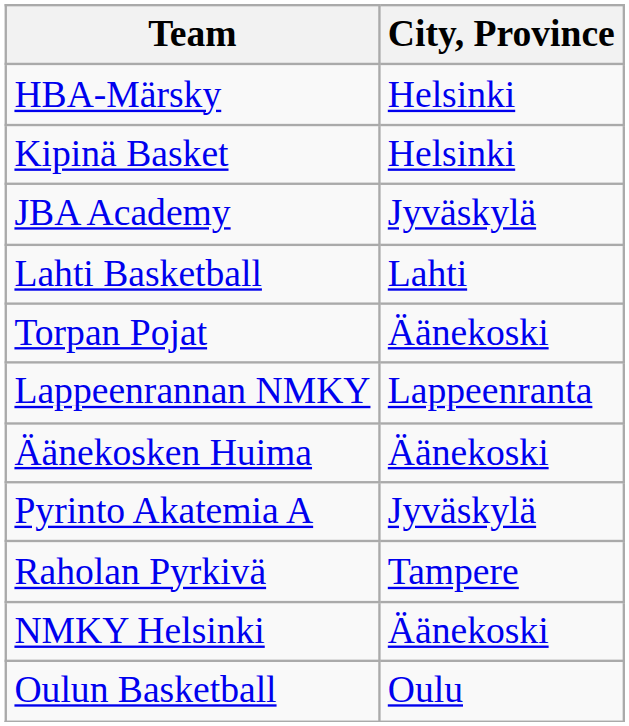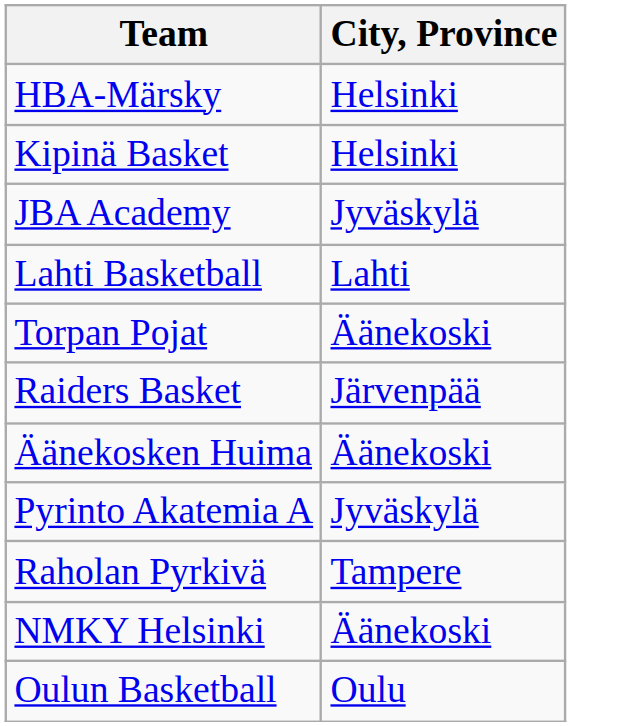- row: (192, 392)
+ row: (128, 392)
